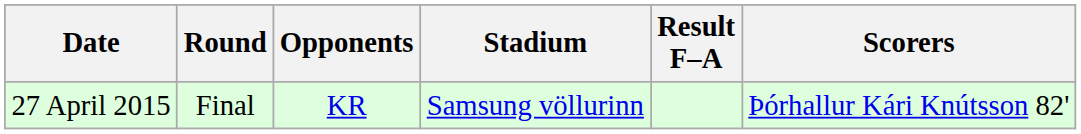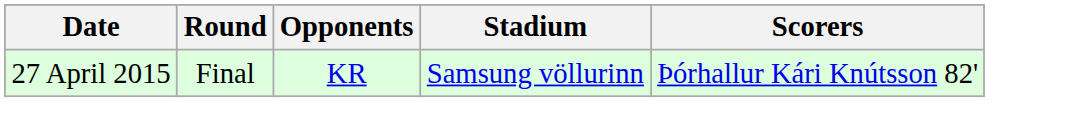- column: (696, 43)
